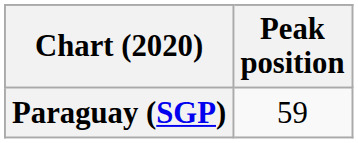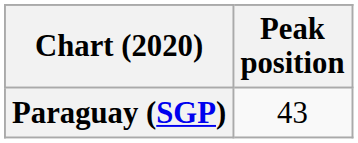(292, 112) 59 -> (292, 112) 43
